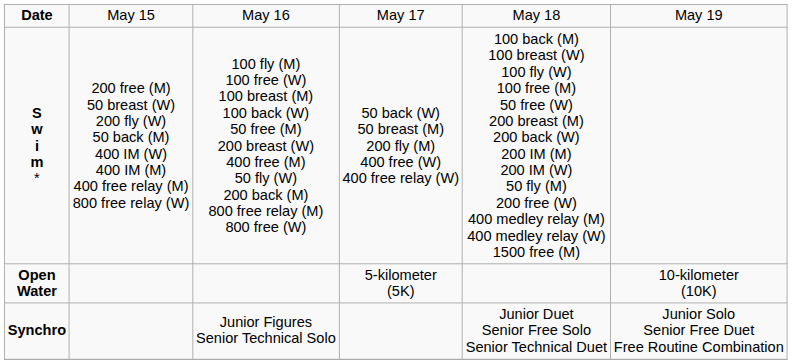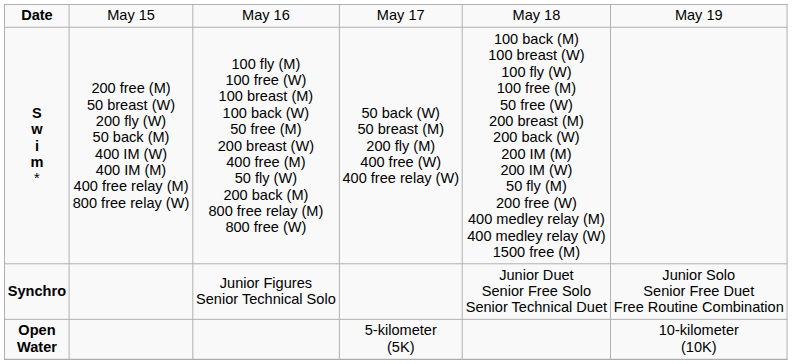rows swapped: (37, 283) <-> (37, 331)
